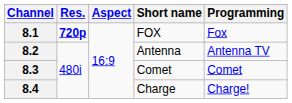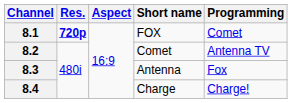(217, 32) Fox -> (225, 32) Comet
(159, 51) Antenna -> (154, 51) Comet
(154, 70) Comet -> (159, 70) Antenna
(225, 70) Comet -> (217, 70) Fox
